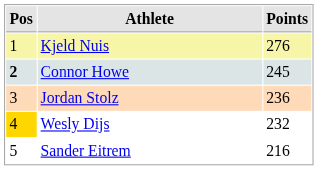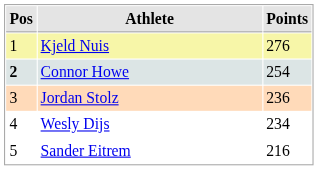(278, 72) 245 -> (278, 72) 254
(13, 124) gold background -> (13, 124) no background
(278, 124) 232 -> (278, 124) 234
